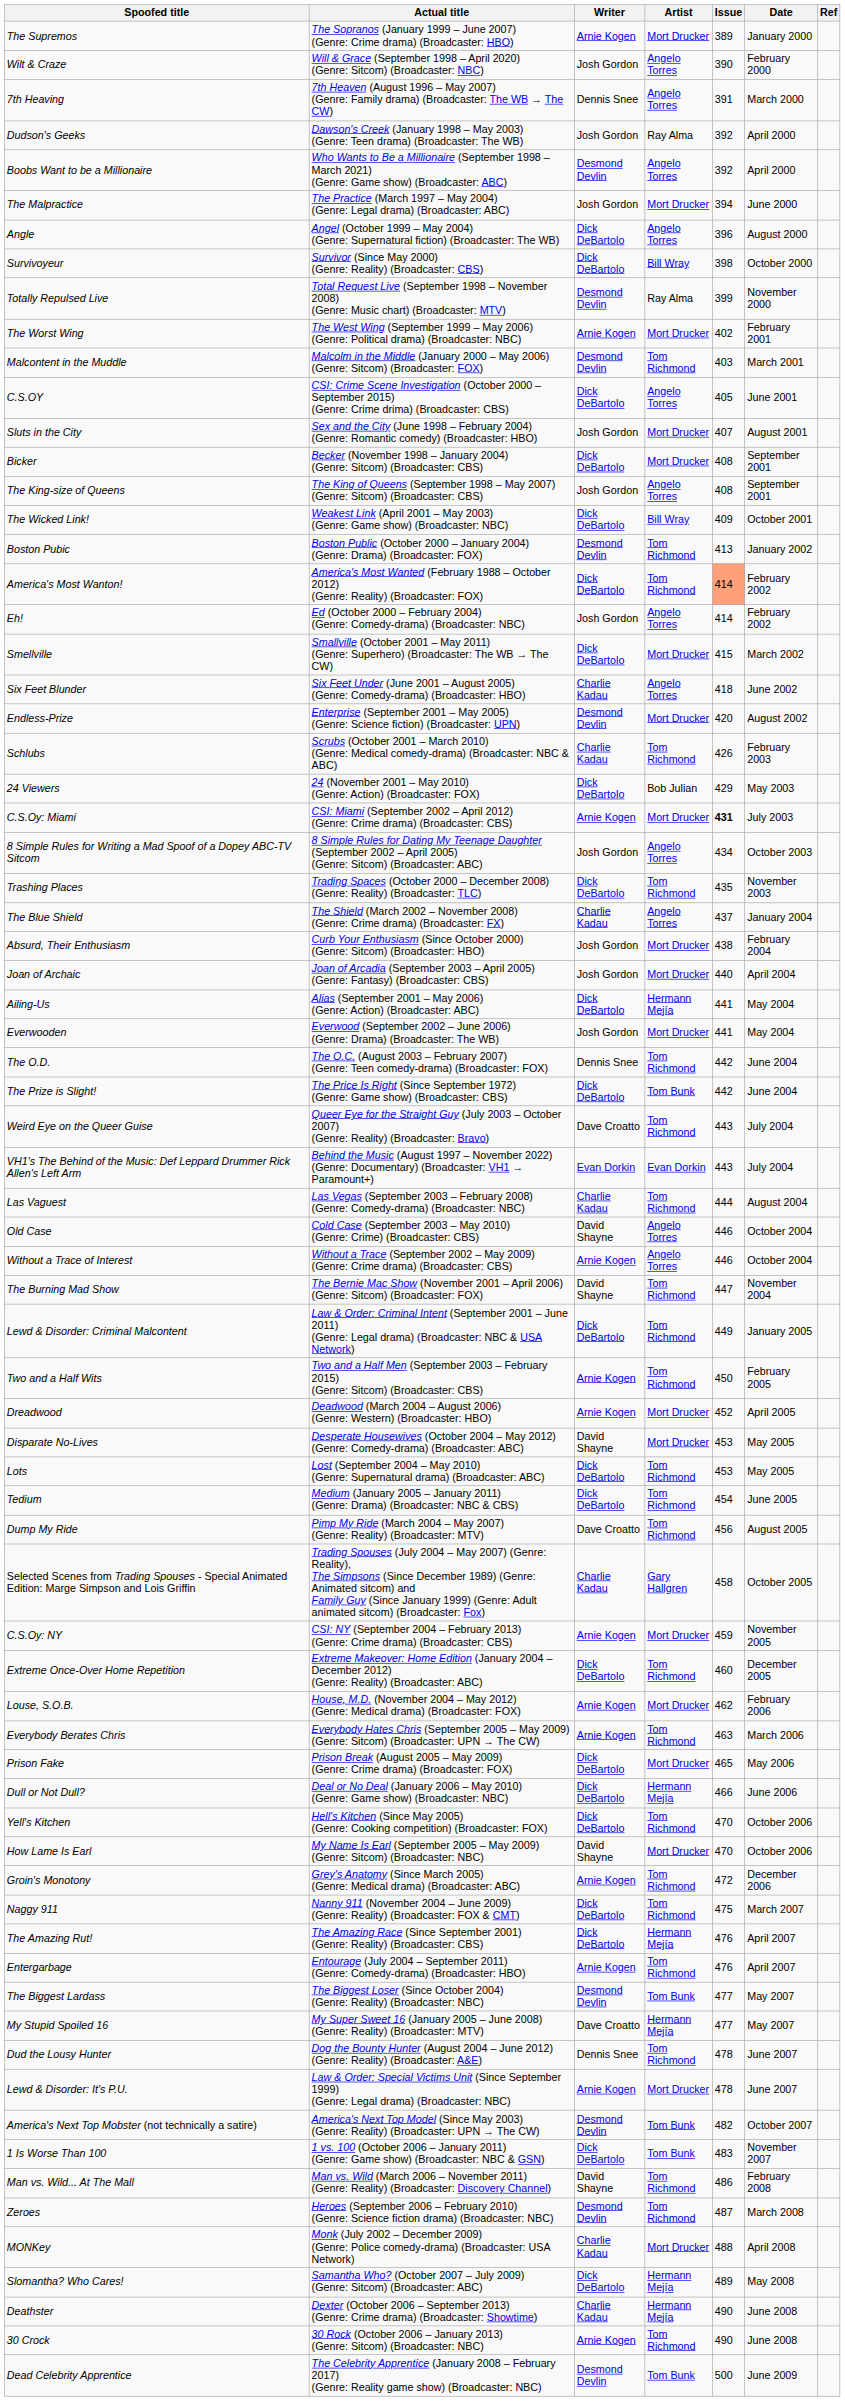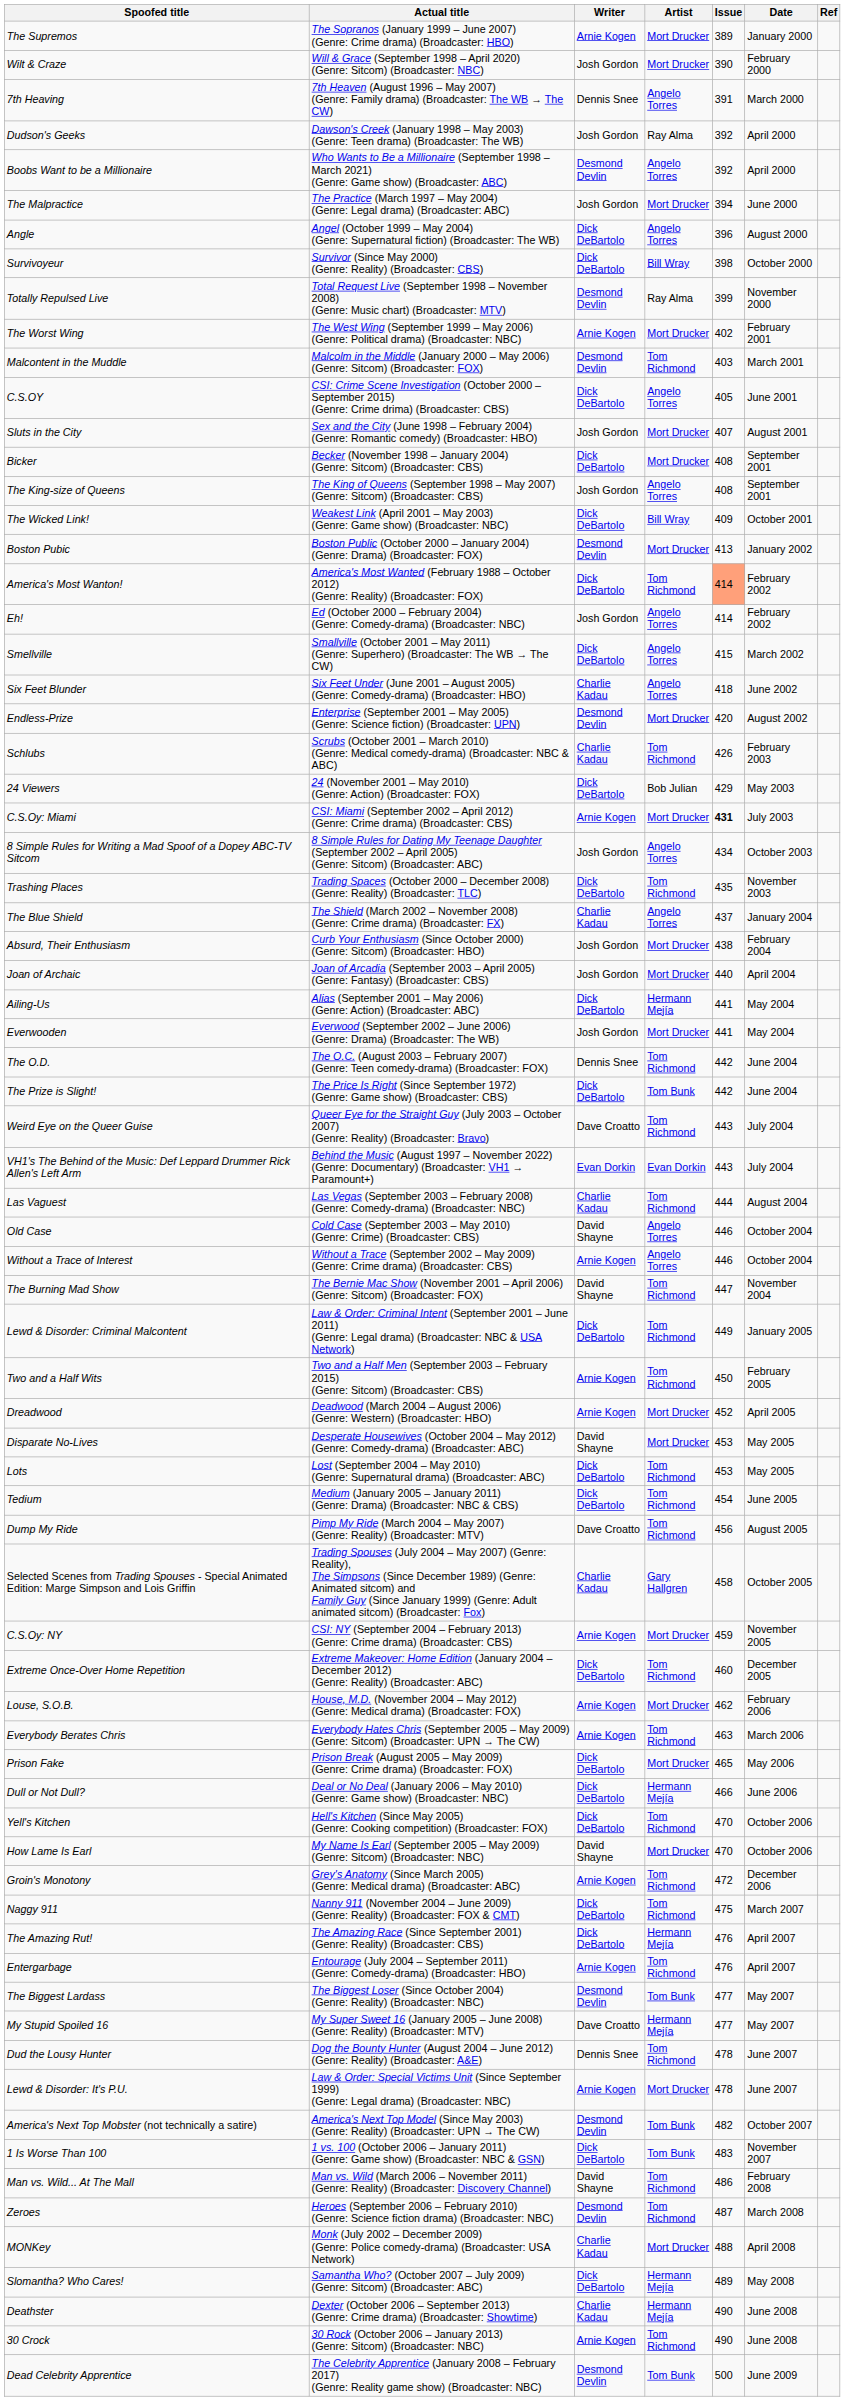(664, 65) Angelo Torres -> (678, 65) Mort Drucker
(671, 549) Tom Richmond -> (678, 549) Mort Drucker
(678, 654) Mort Drucker -> (664, 654) Angelo Torres
